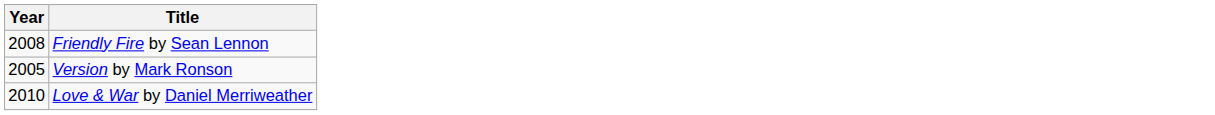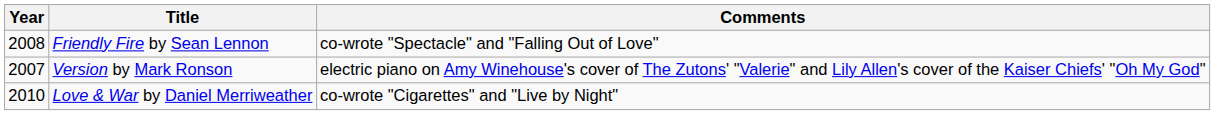+ column: (763, 17)
(27, 69) 2005 -> (27, 69) 2007
